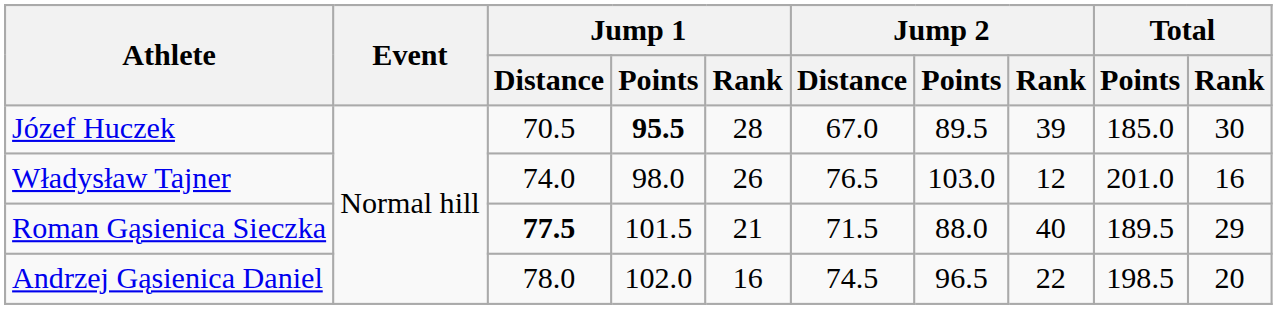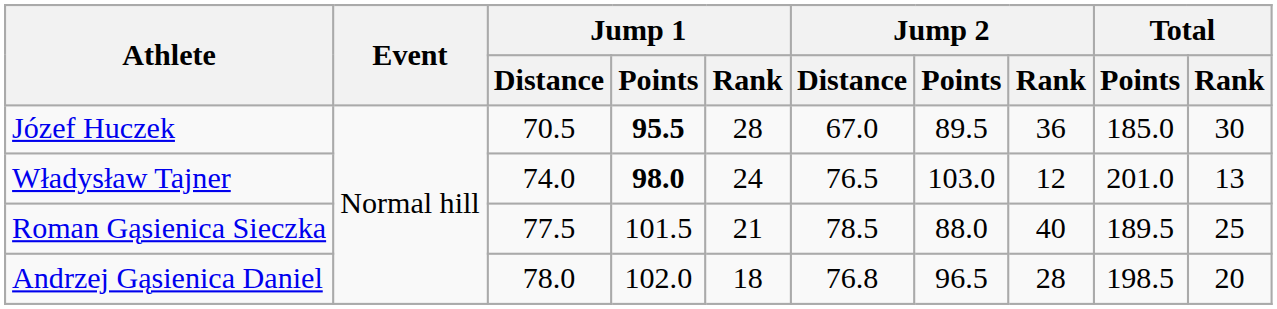(1051, 128) 39 -> (1051, 128) 36
(658, 178) normal -> (658, 178) bold
(748, 178) 26 -> (748, 178) 24
(1229, 178) 16 -> (1229, 178) 13
(549, 228) bold -> (549, 228) normal
(852, 228) 71.5 -> (852, 228) 78.5
(1229, 228) 29 -> (1229, 228) 25
(748, 277) 16 -> (748, 277) 18
(852, 277) 74.5 -> (852, 277) 76.8
(1051, 277) 22 -> (1051, 277) 28
